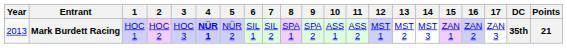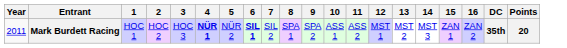- column: (496, 11)
(17, 30) 2013 -> (16, 30) 2011
(253, 30) normal -> (253, 30) bold
(546, 30) 21 -> (523, 30) 20
